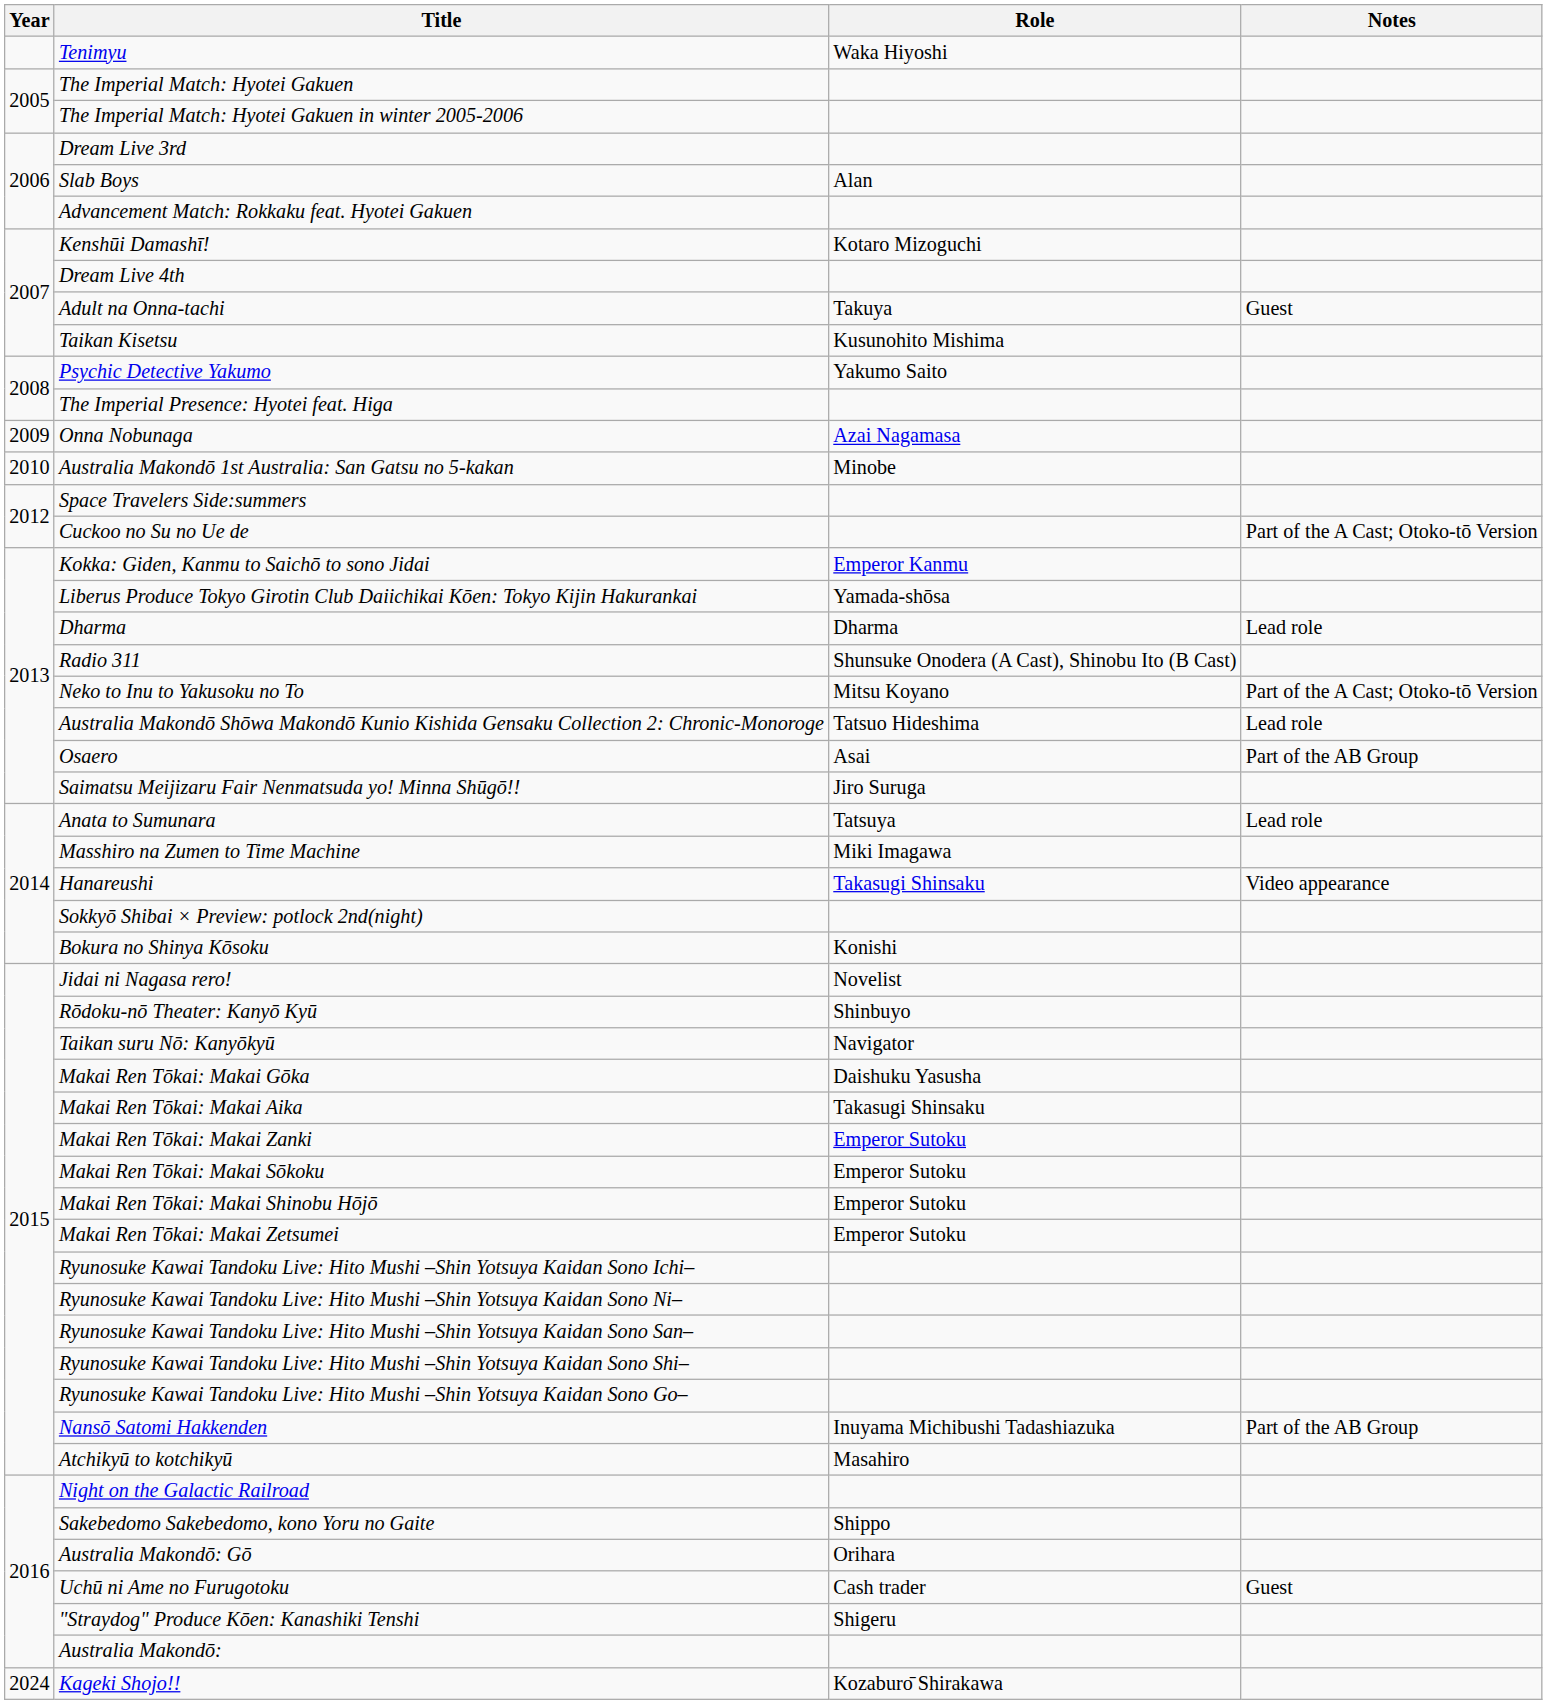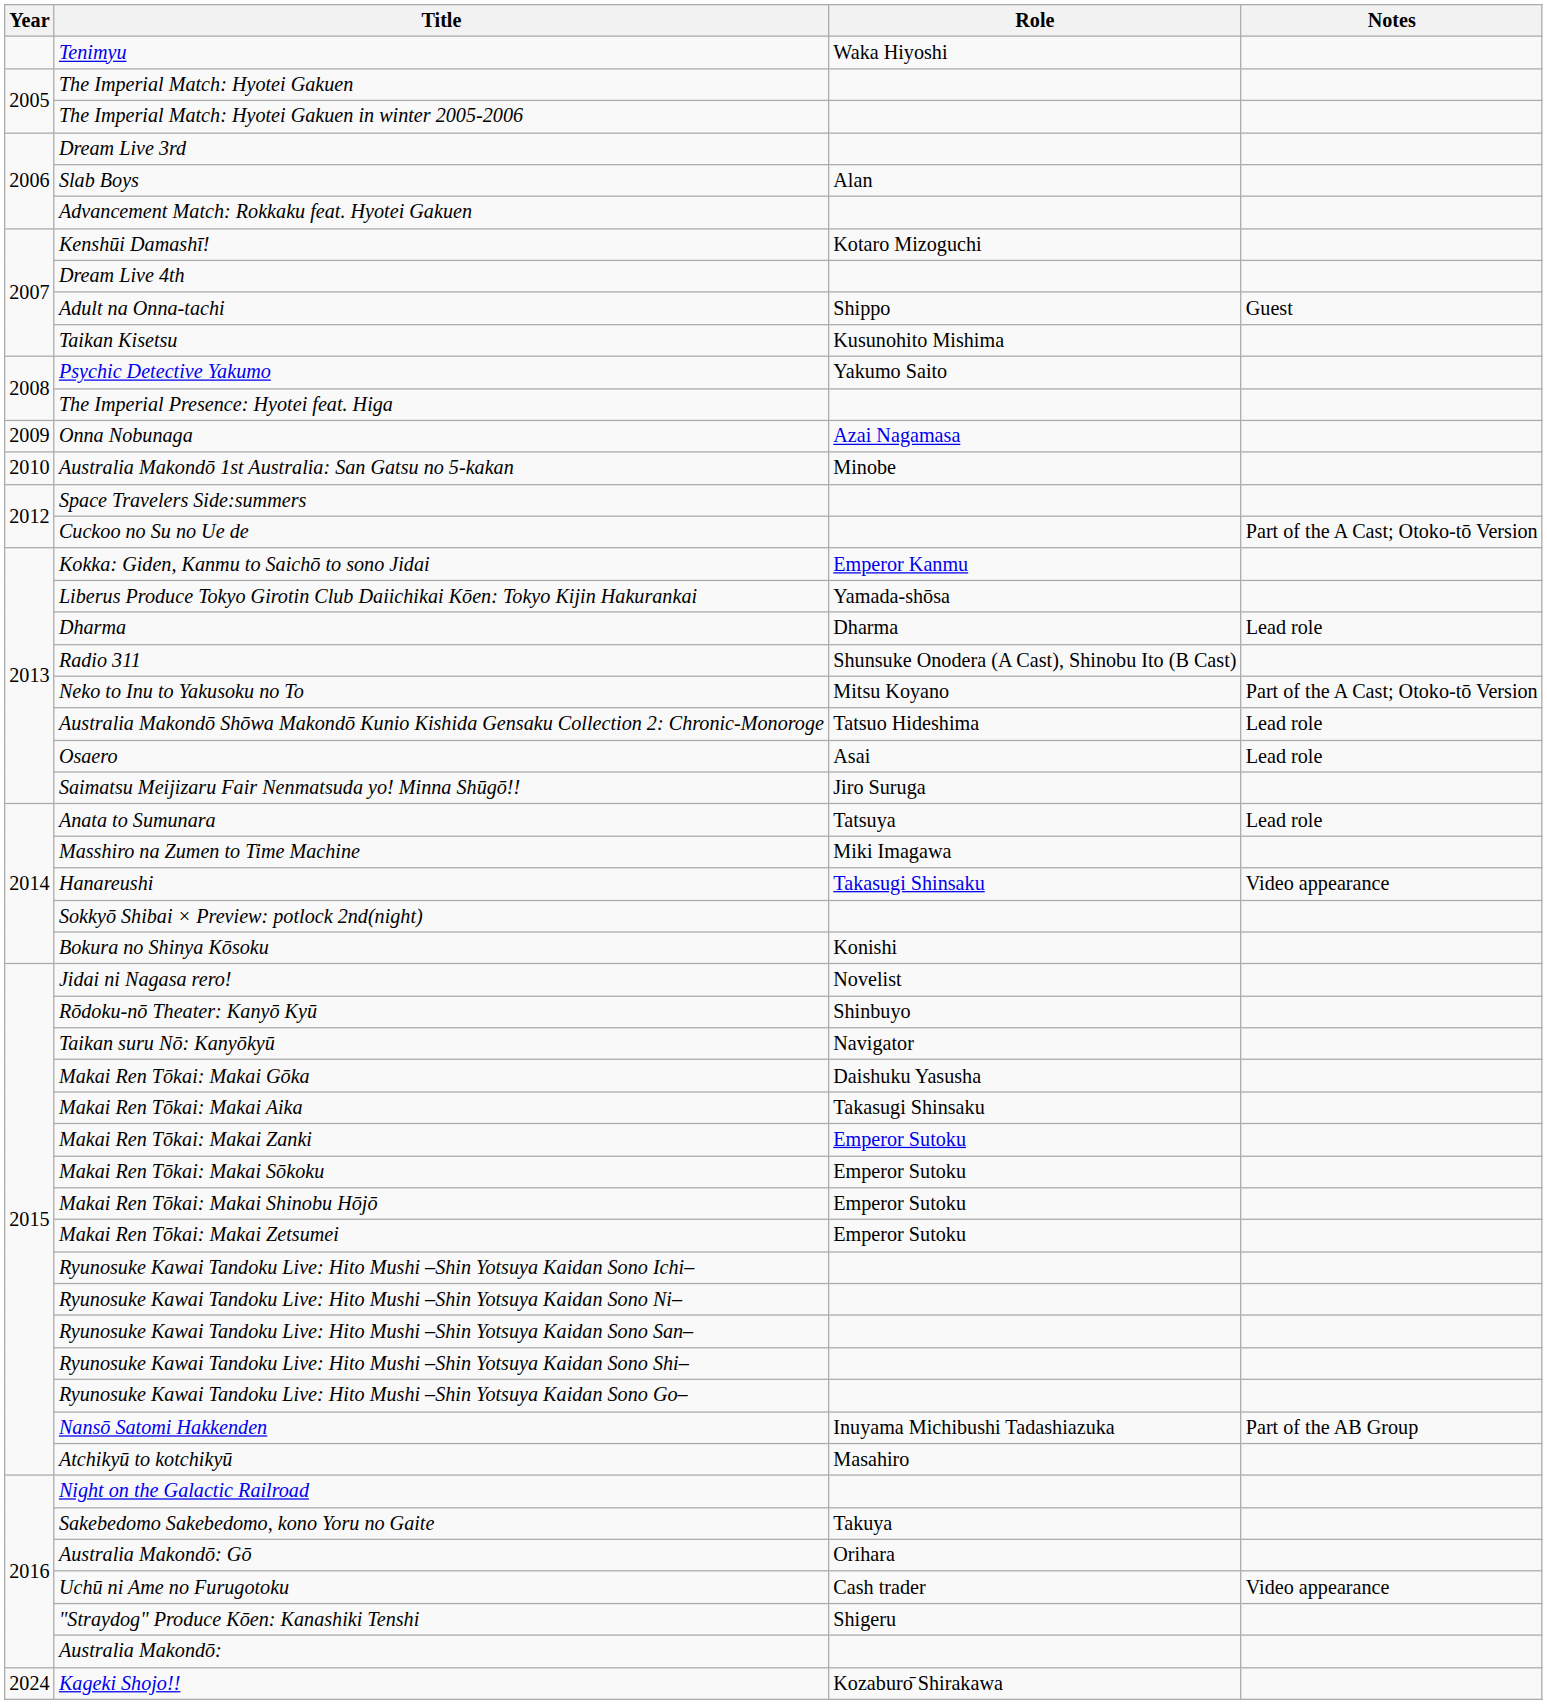(863, 308) Takuya -> (862, 308) Shippo
(1332, 755) Part of the AB Group -> (1284, 755) Lead role
(862, 1523) Shippo -> (863, 1523) Takuya
(1269, 1587) Guest -> (1318, 1587) Video appearance
